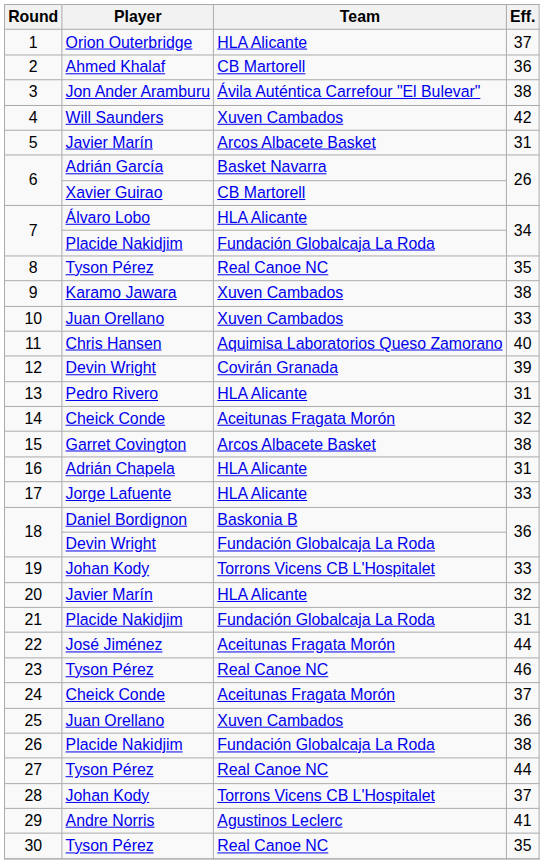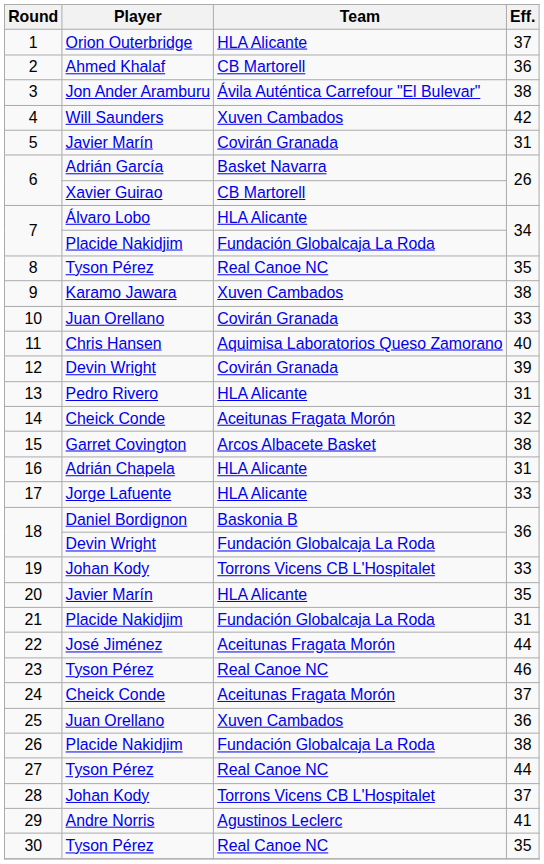(297, 142) Arcos Albacete Basket -> (278, 142) Covirán Granada
(280, 318) Xuven Cambados -> (278, 318) Covirán Granada
(523, 594) 32 -> (523, 594) 35
